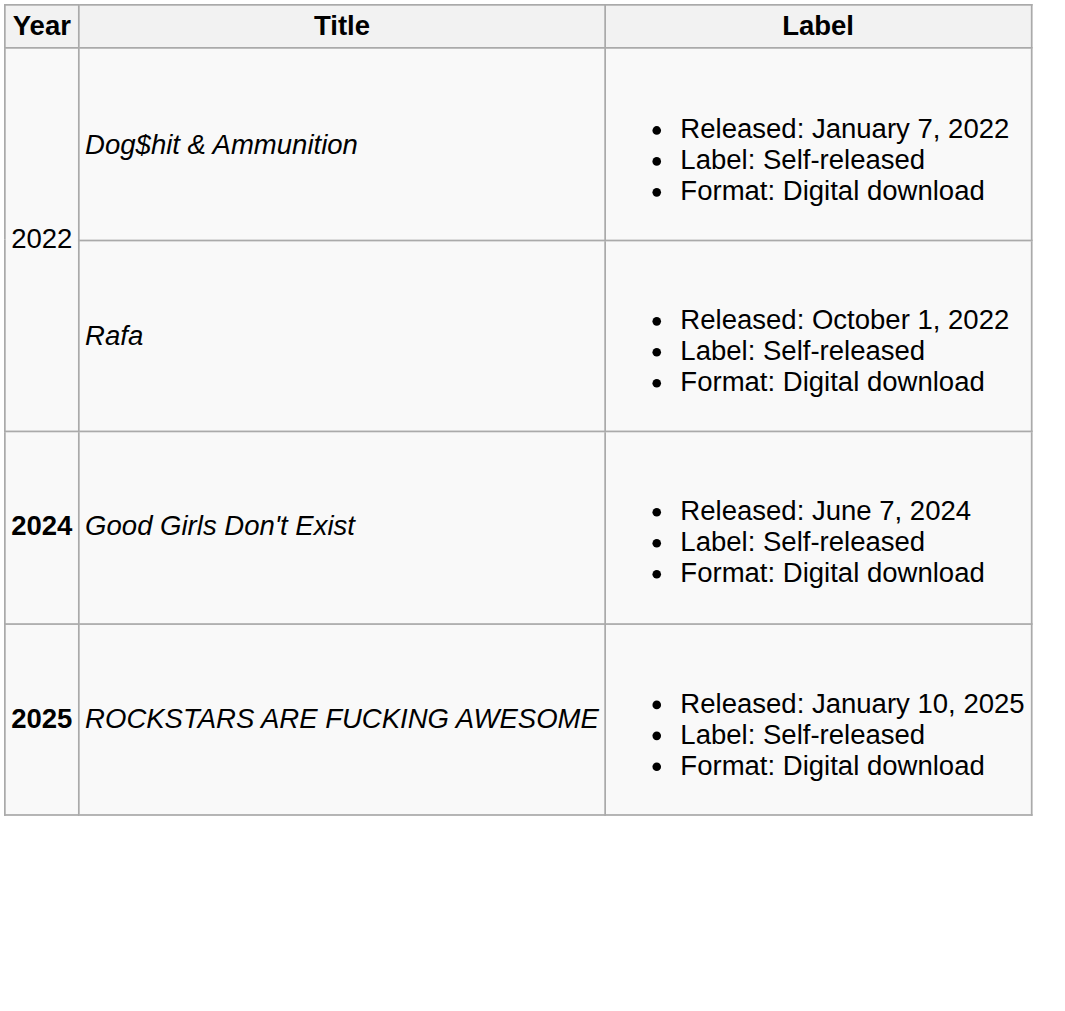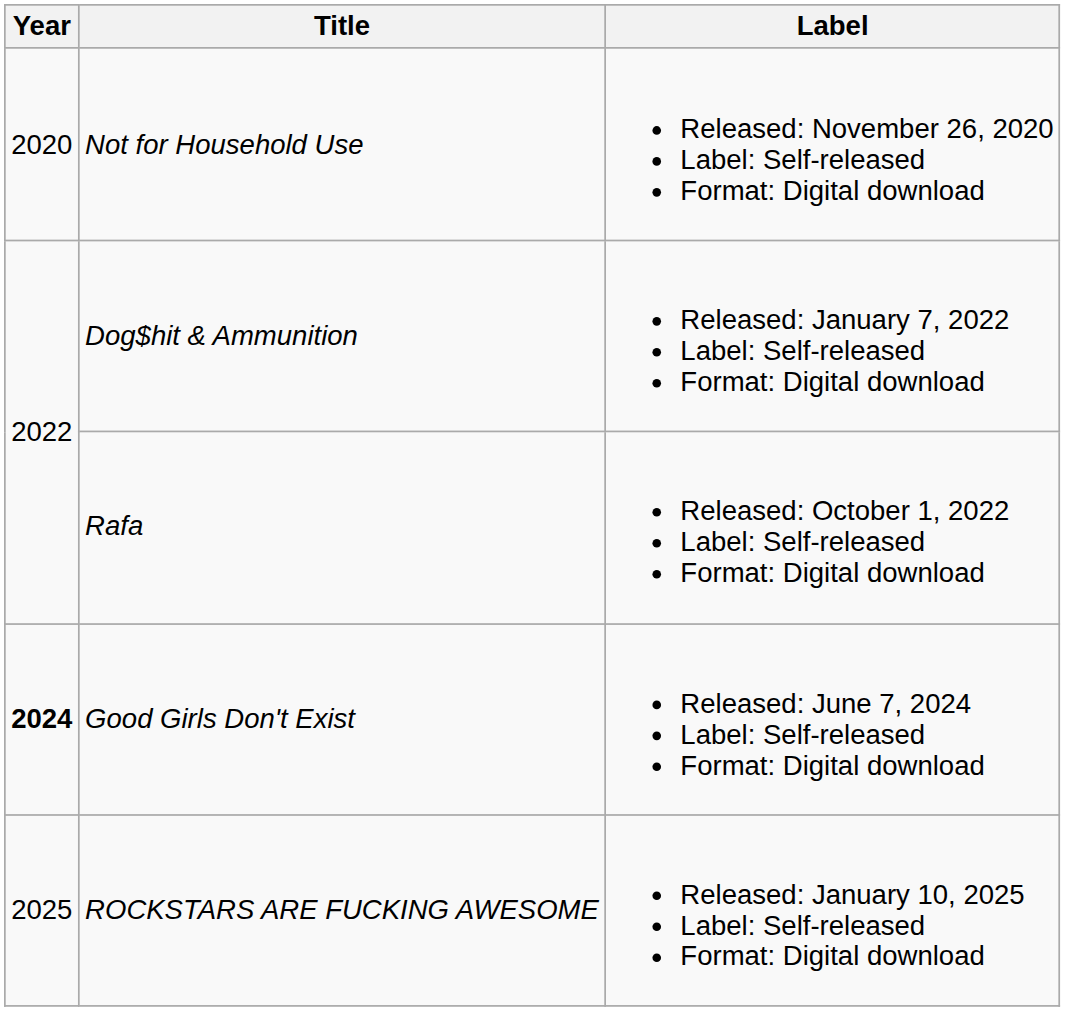+ row: (224, 143)
(42, 718) bold -> (42, 910) normal
